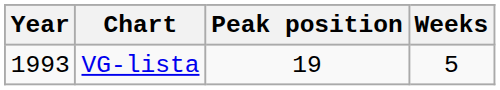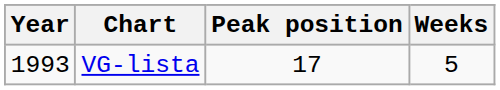(307, 65) 19 -> (307, 65) 17
